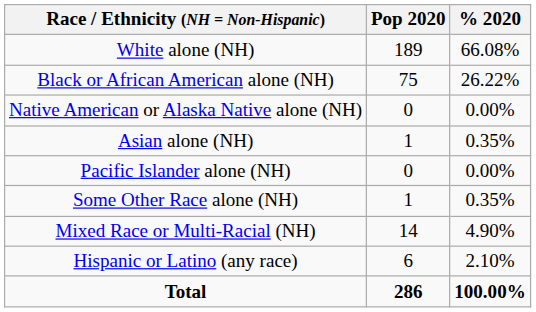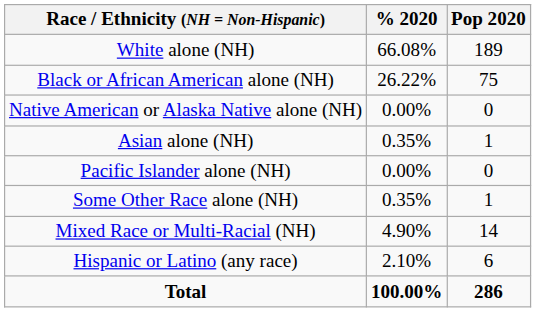columns swapped: (408, 19) <-> (490, 19)
